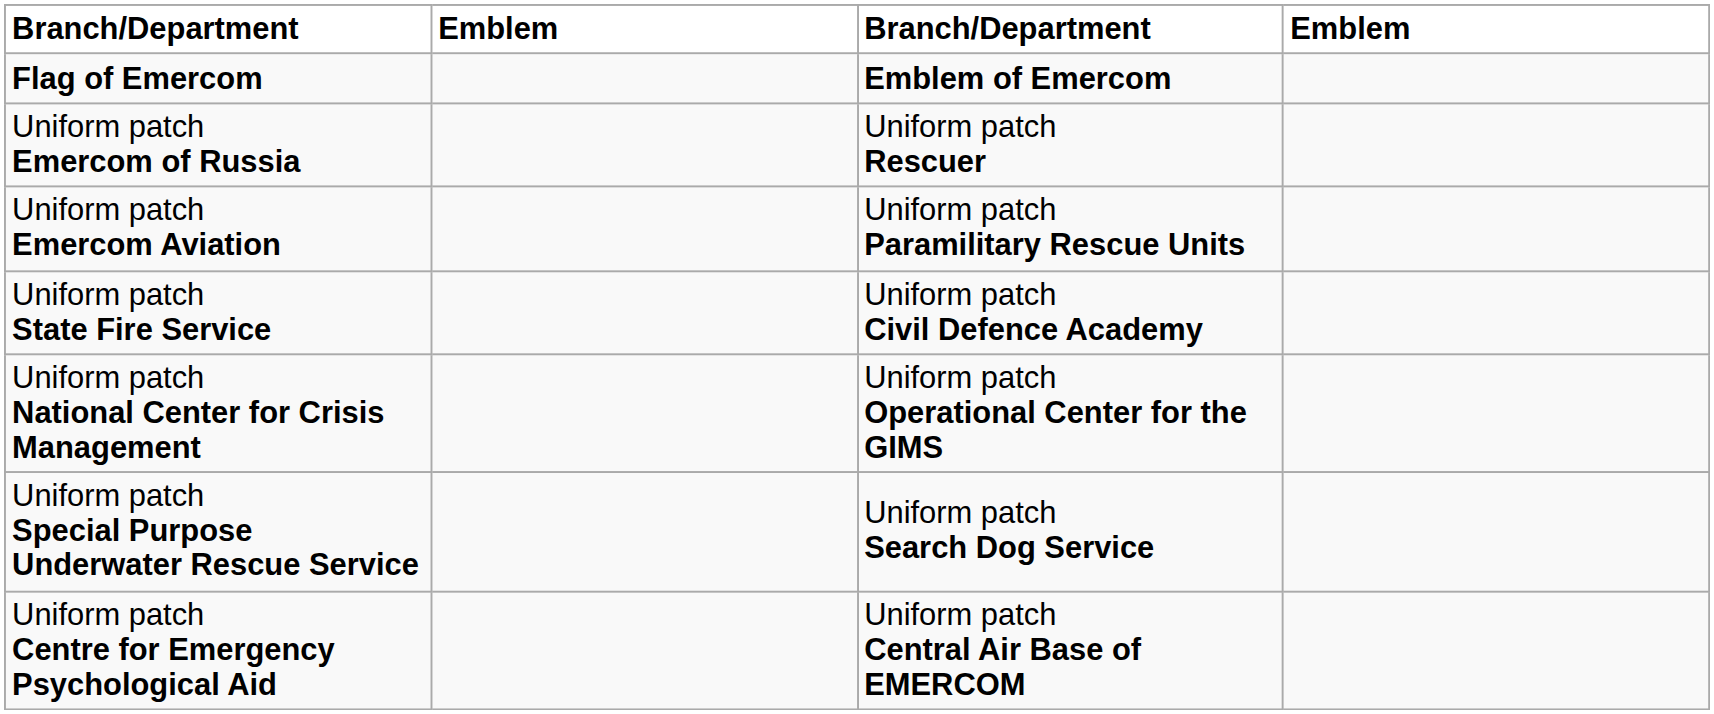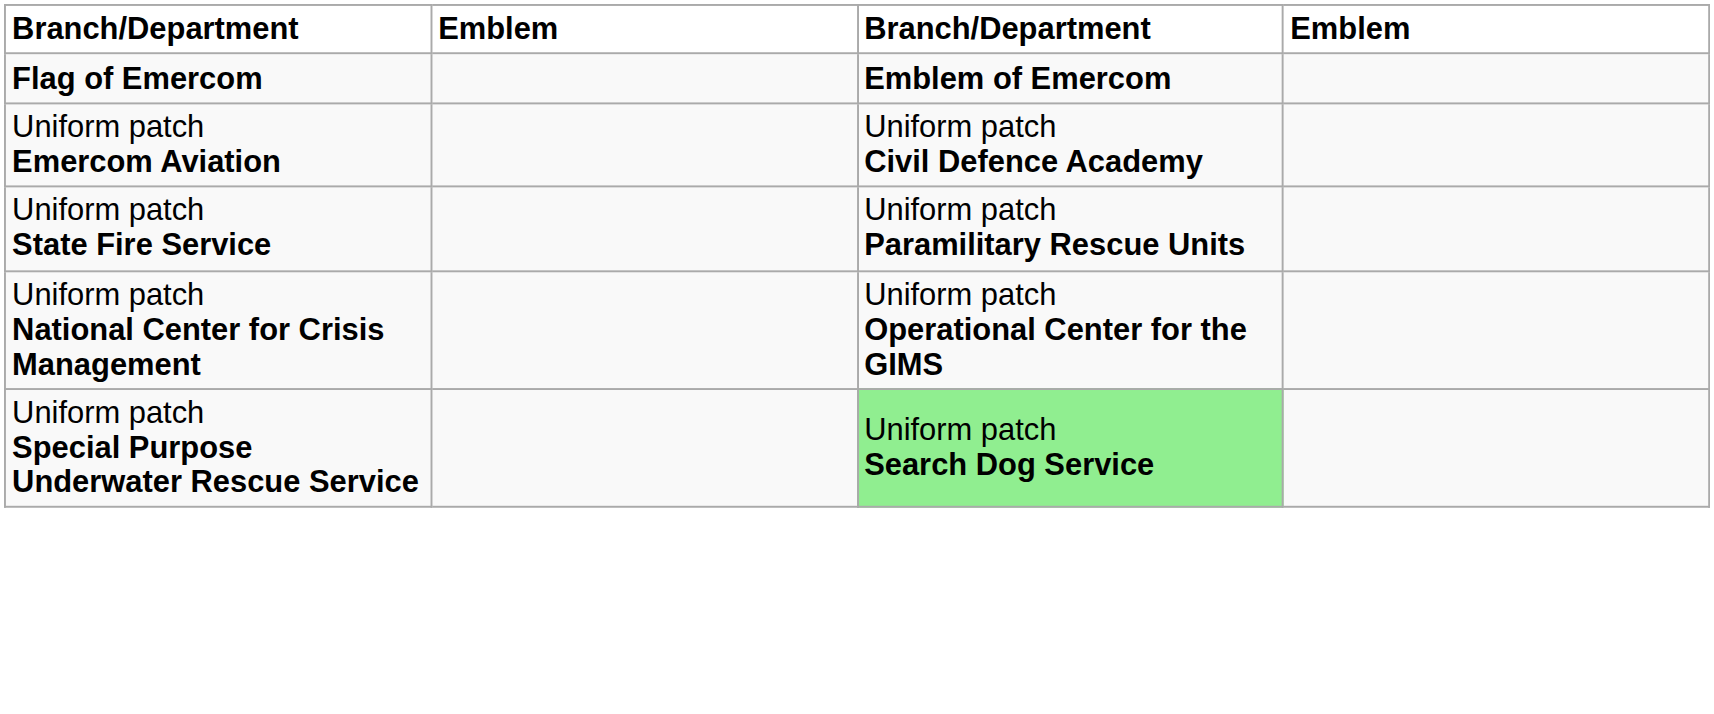- row: (156, 144)
(1055, 228) Uniform patch Paramilitary Rescue Units -> (1034, 144) Uniform patch Civil Defence Academy
(1034, 311) Uniform patch Civil Defence Academy -> (1055, 228) Uniform patch Paramilitary Rescue Units
(1009, 531) no background -> (1009, 447) lightgreen background
- row: (173, 649)
